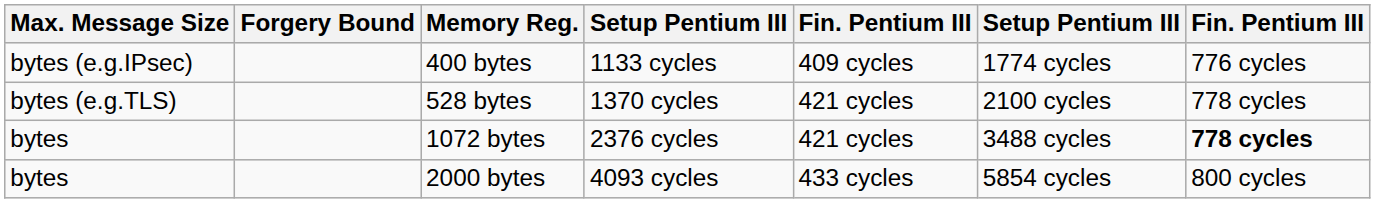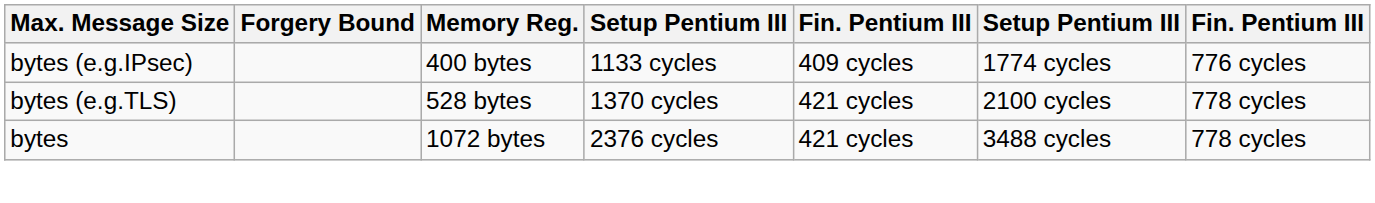(1252, 139) bold -> (1249, 139) normal
- row: (486, 178)
